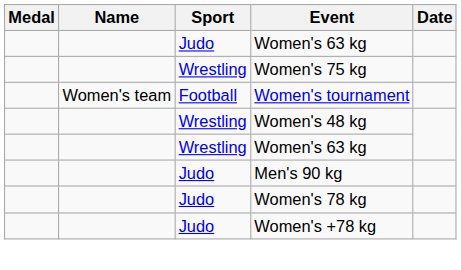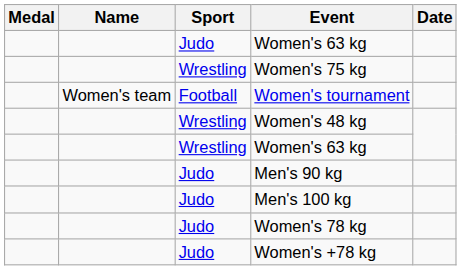+ row: (196, 200)
